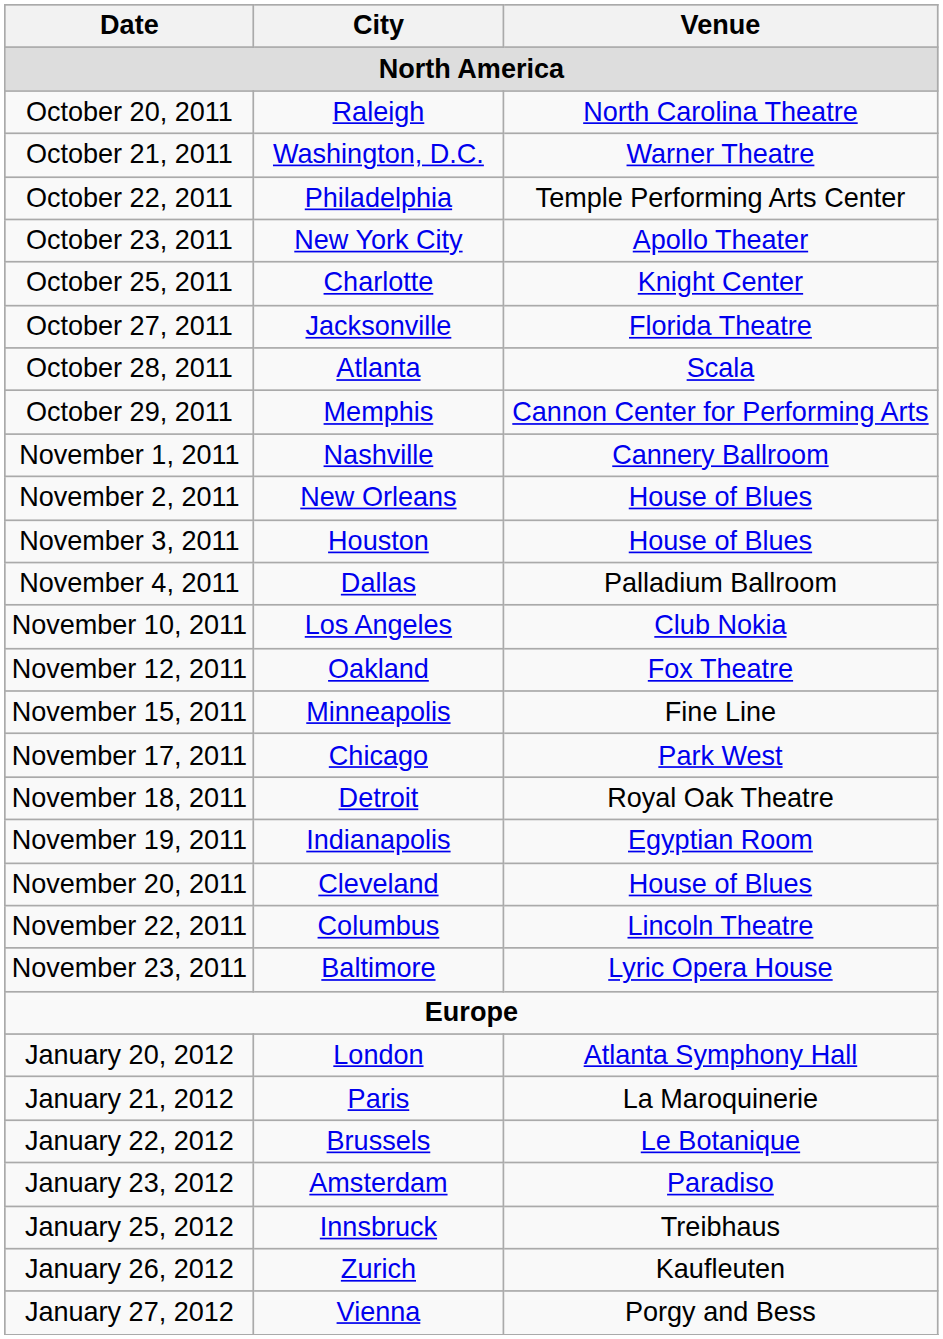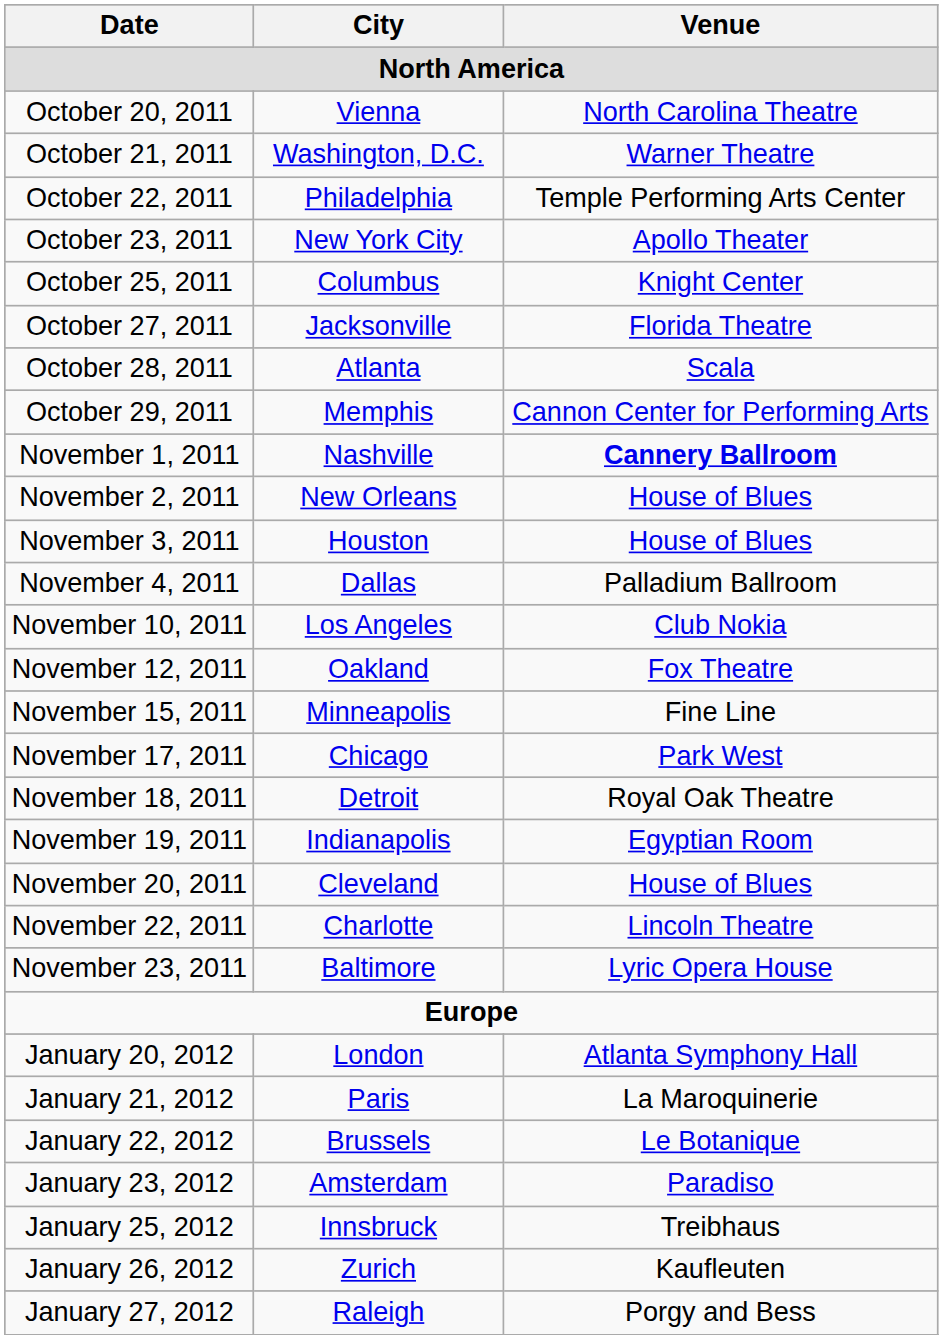(378, 111) Raleigh -> (378, 111) Vienna
(378, 283) Charlotte -> (378, 283) Columbus
(720, 454) normal -> (720, 454) bold
(378, 926) Columbus -> (378, 926) Charlotte
(378, 1312) Vienna -> (378, 1312) Raleigh
